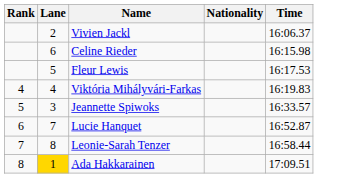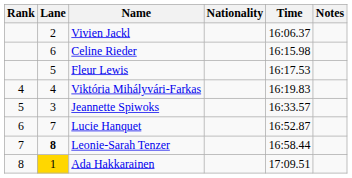+ column: (330, 13)
(53, 145) normal -> (53, 145) bold
